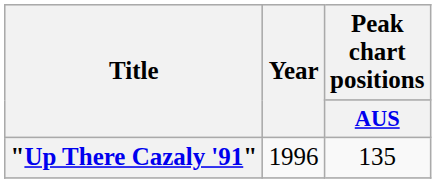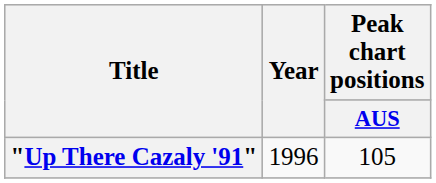(377, 157) 135 -> (377, 157) 105
